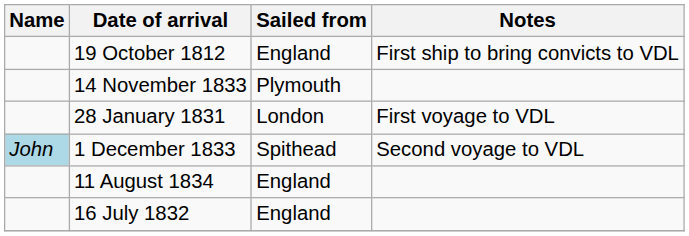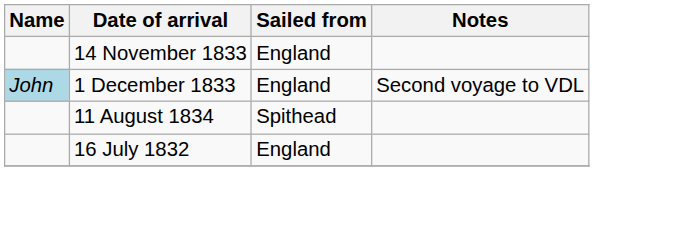- row: (150, 52)
(299, 85) Plymouth -> (294, 52) England
- row: (150, 117)
(296, 149) Spithead -> (294, 85) England
(294, 181) England -> (296, 117) Spithead
